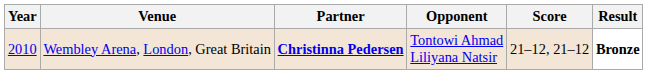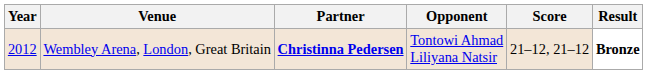(22, 49) 2010 -> (22, 49) 2012
